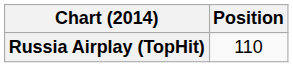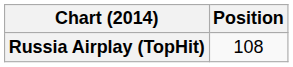(248, 47) 110 -> (248, 47) 108
